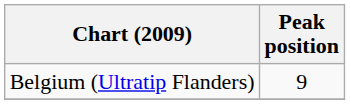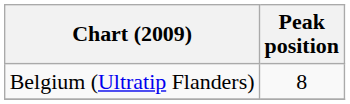(302, 81) 9 -> (302, 81) 8
